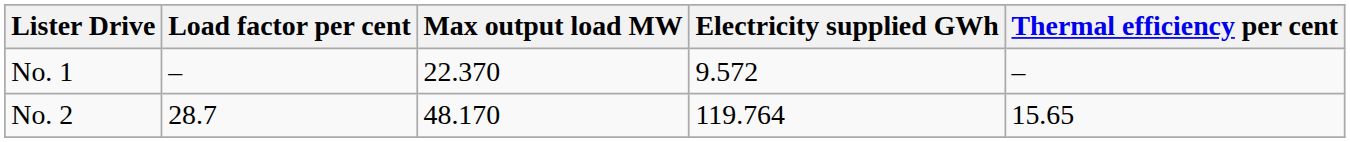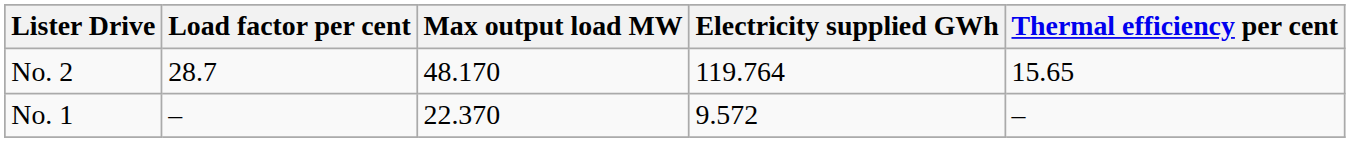rows swapped: (42, 70) <-> (42, 114)
